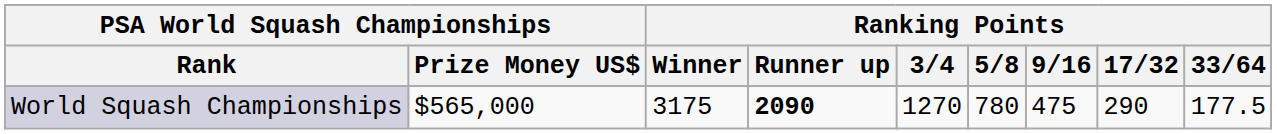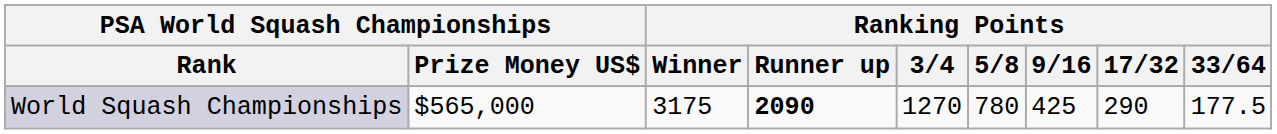(1054, 107) 475 -> (1054, 107) 425
